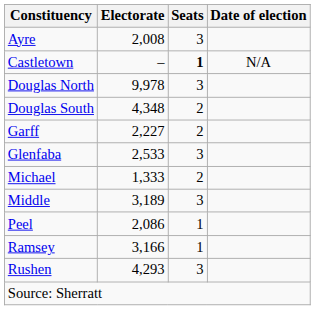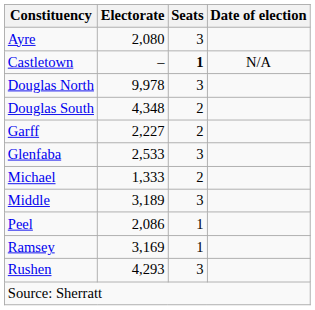(148, 39) 2,008 -> (148, 39) 2,080
(148, 246) 3,166 -> (148, 246) 3,169
